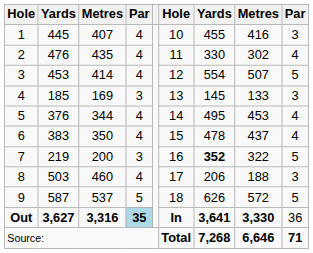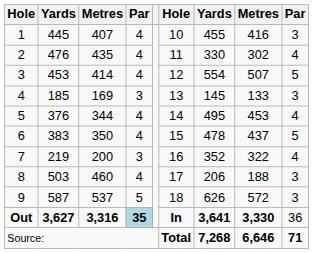(295, 136) 4 -> (295, 136) 5
(214, 156) bold -> (214, 156) normal
(295, 156) 5 -> (295, 156) 4
(295, 197) 5 -> (295, 197) 3
